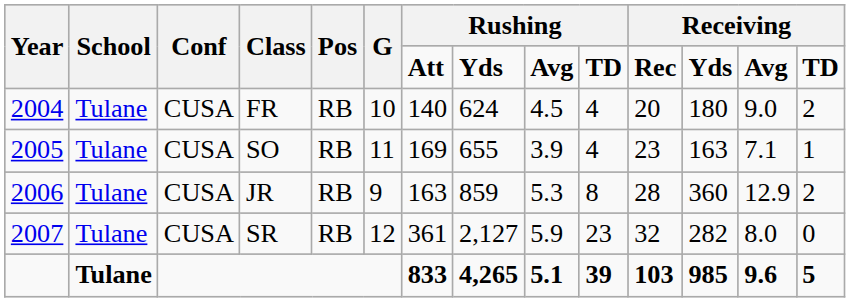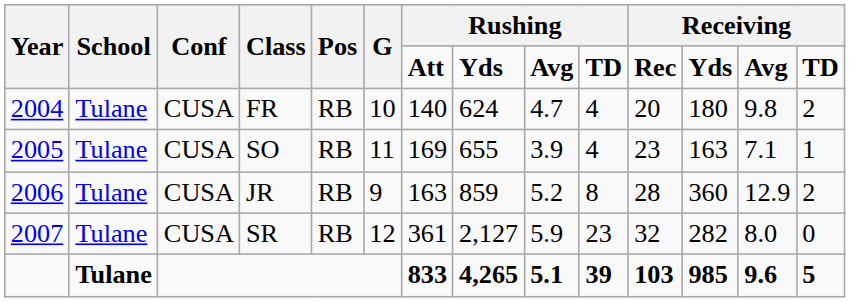(547, 108) 4.5 -> (547, 108) 4.7
(761, 108) 9.0 -> (761, 108) 9.8
(547, 191) 5.3 -> (547, 191) 5.2
